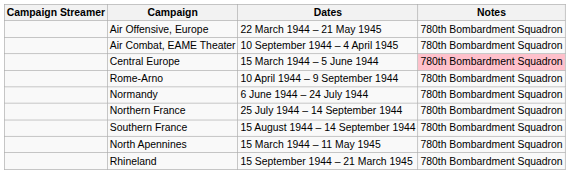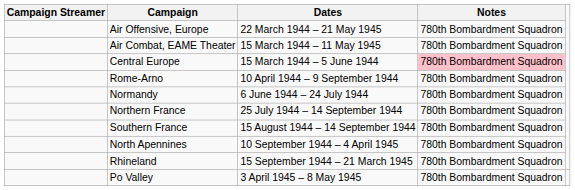(319, 45) 10 September 1944 – 4 April 1945 -> (311, 45) 15 March 1944 – 11 May 1945
(311, 144) 15 March 1944 – 11 May 1945 -> (319, 144) 10 September 1944 – 4 April 1945
+ row: (131, 177)
